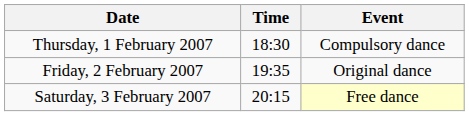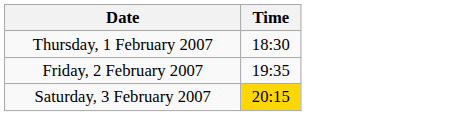- column: (382, 17)
(271, 96) no background -> (271, 96) gold background
